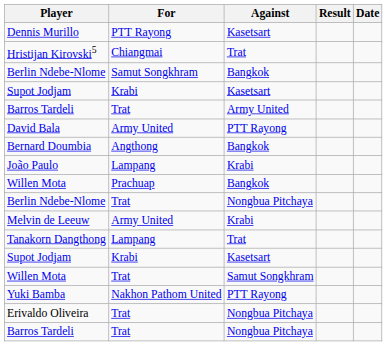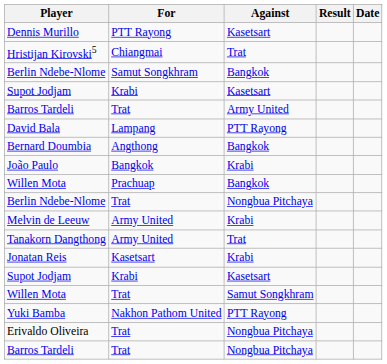(142, 128) Army United -> (133, 128) Lampang
(133, 165) Lampang -> (132, 165) Bangkok
(133, 239) Lampang -> (142, 239) Army United
+ row: (37, 257)
